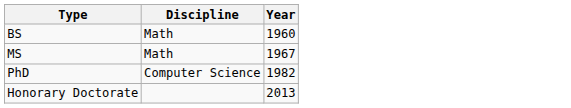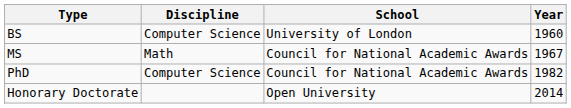+ column: (397, 14)
(159, 34) Math -> (202, 34) Computer Science
(281, 93) 2013 -> (549, 93) 2014
